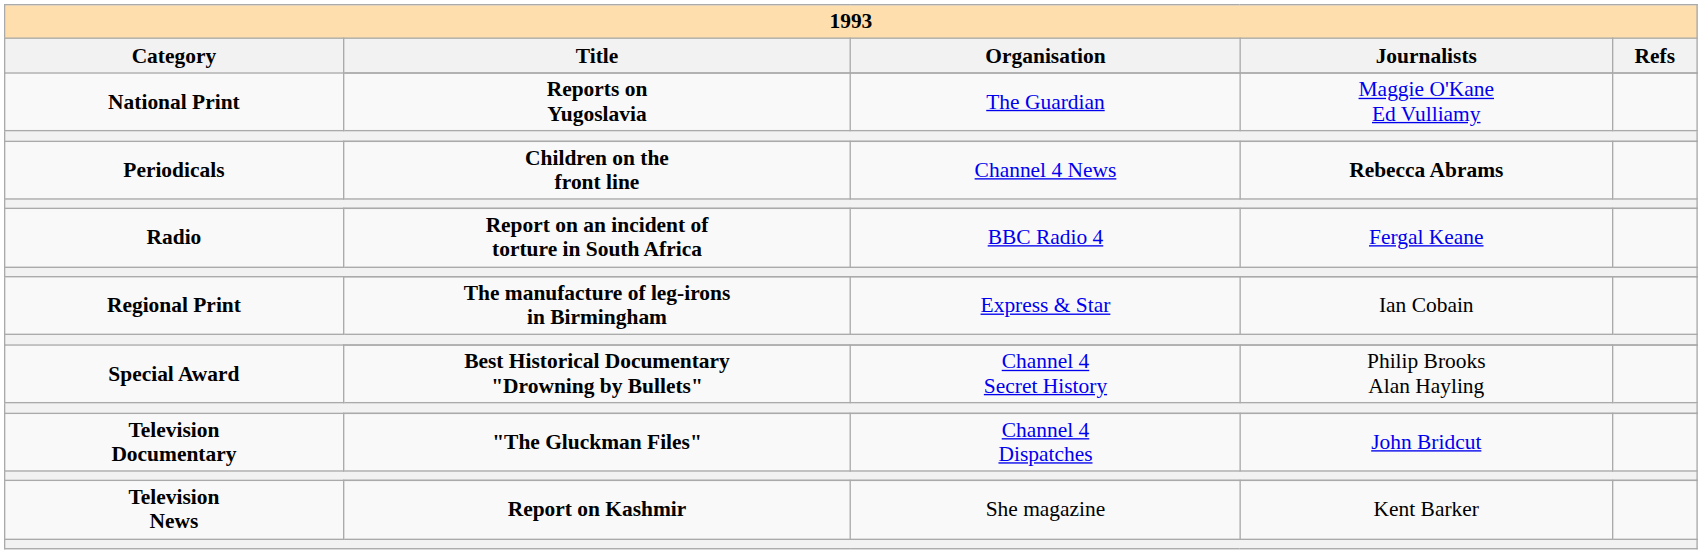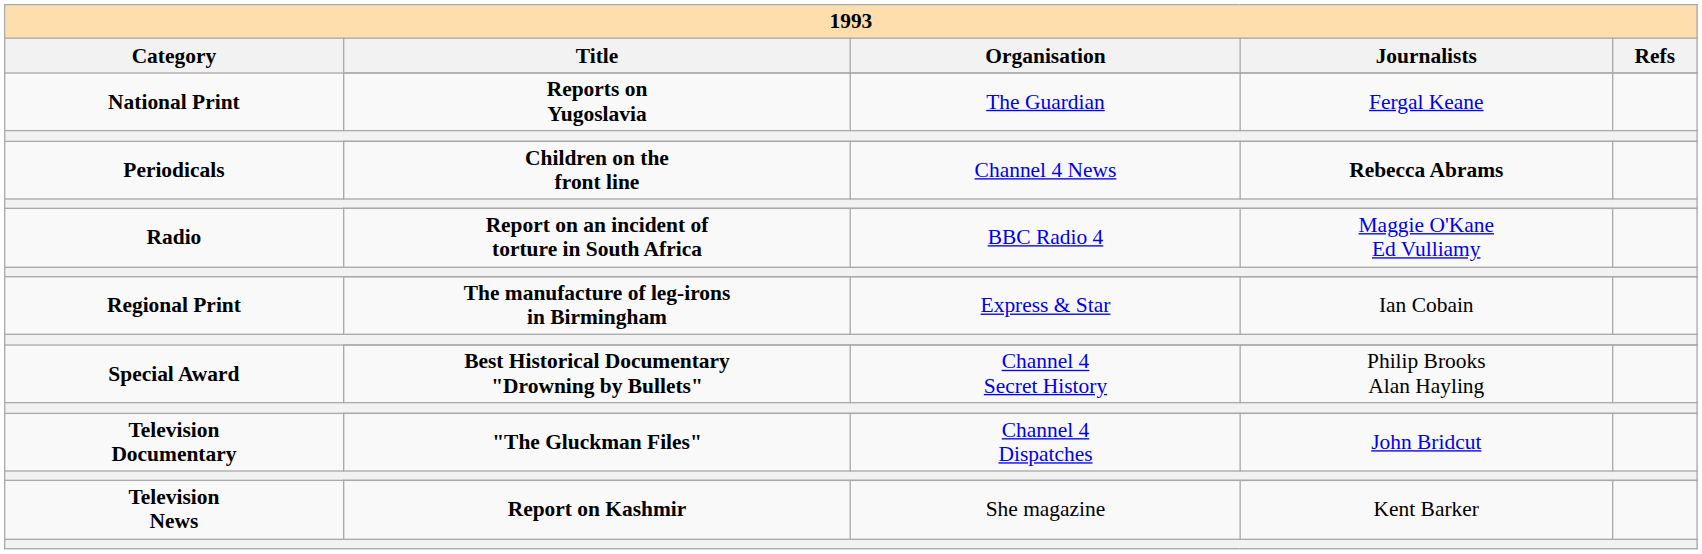(1426, 101) Maggie O'Kane Ed Vulliamy -> (1426, 101) Fergal Keane
(1426, 237) Fergal Keane -> (1426, 237) Maggie O'Kane Ed Vulliamy
